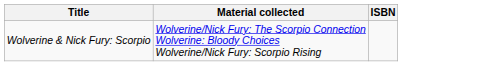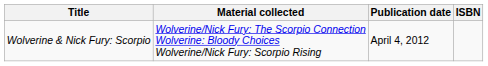+ column: (411, 12)
